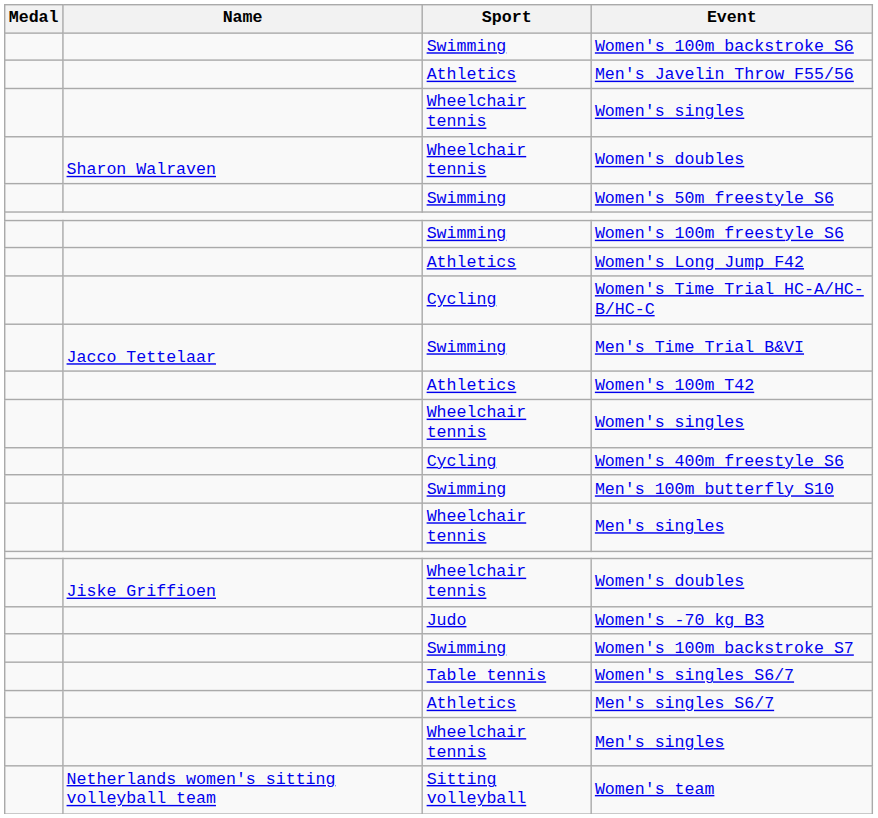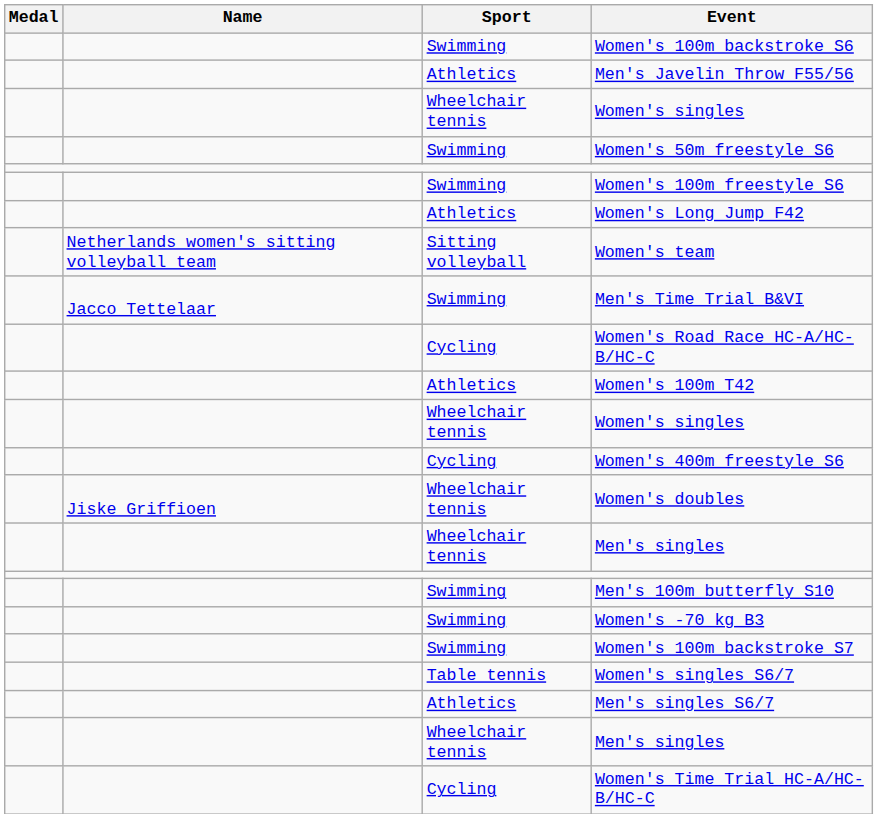- row: (141, 170)
rows swapped: (243, 299) <-> (201, 790)
+ row: (243, 347)
rows swapped: (141, 592) <-> (243, 489)
(447, 620) Judo -> (466, 620) Swimming
